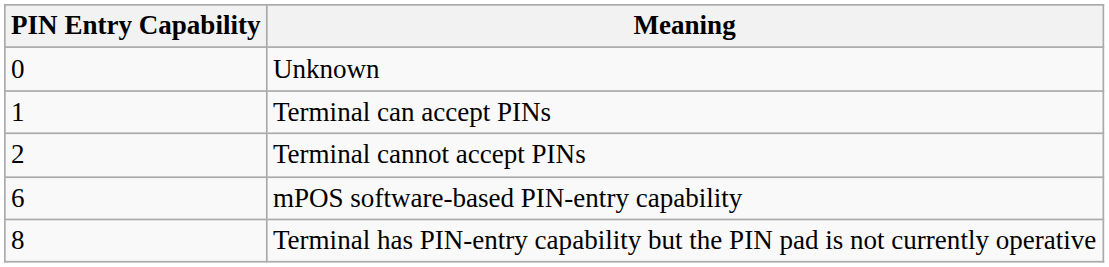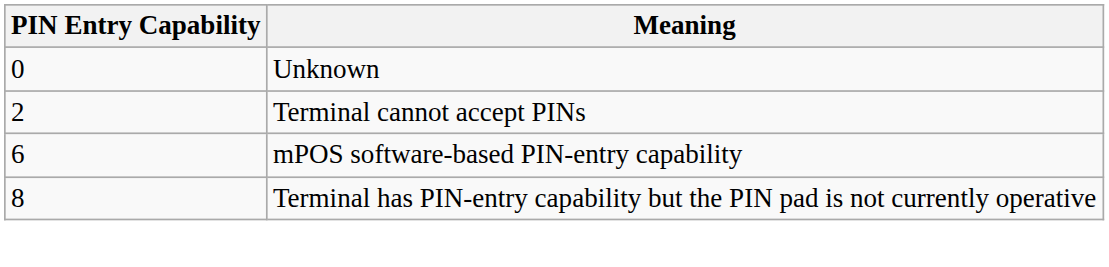- row: (412, 111)
